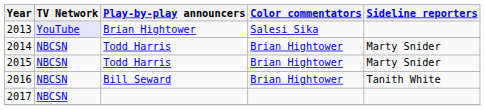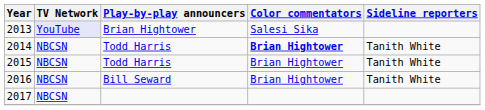(297, 46) normal -> (297, 46) bold
(404, 46) Marty Snider -> (404, 46) Tanith White
(404, 63) Marty Snider -> (404, 63) Tanith White
